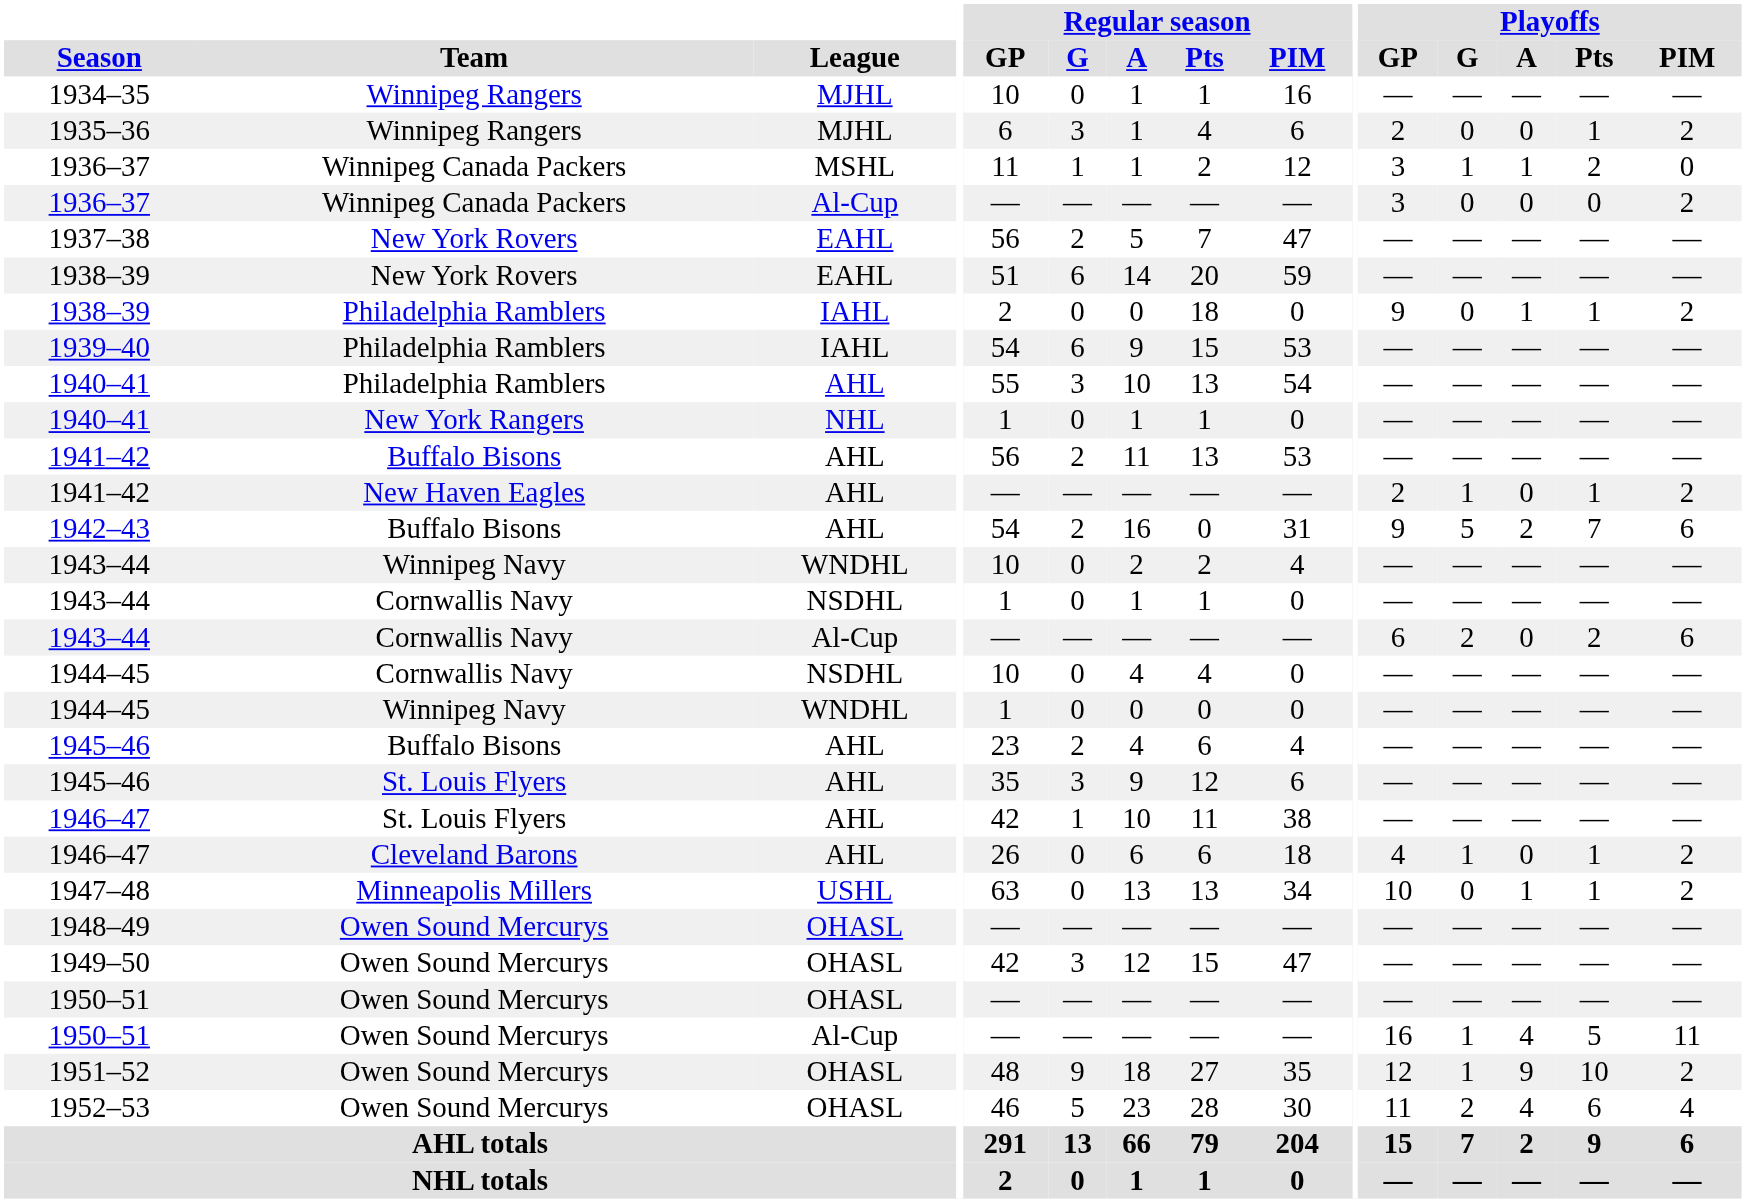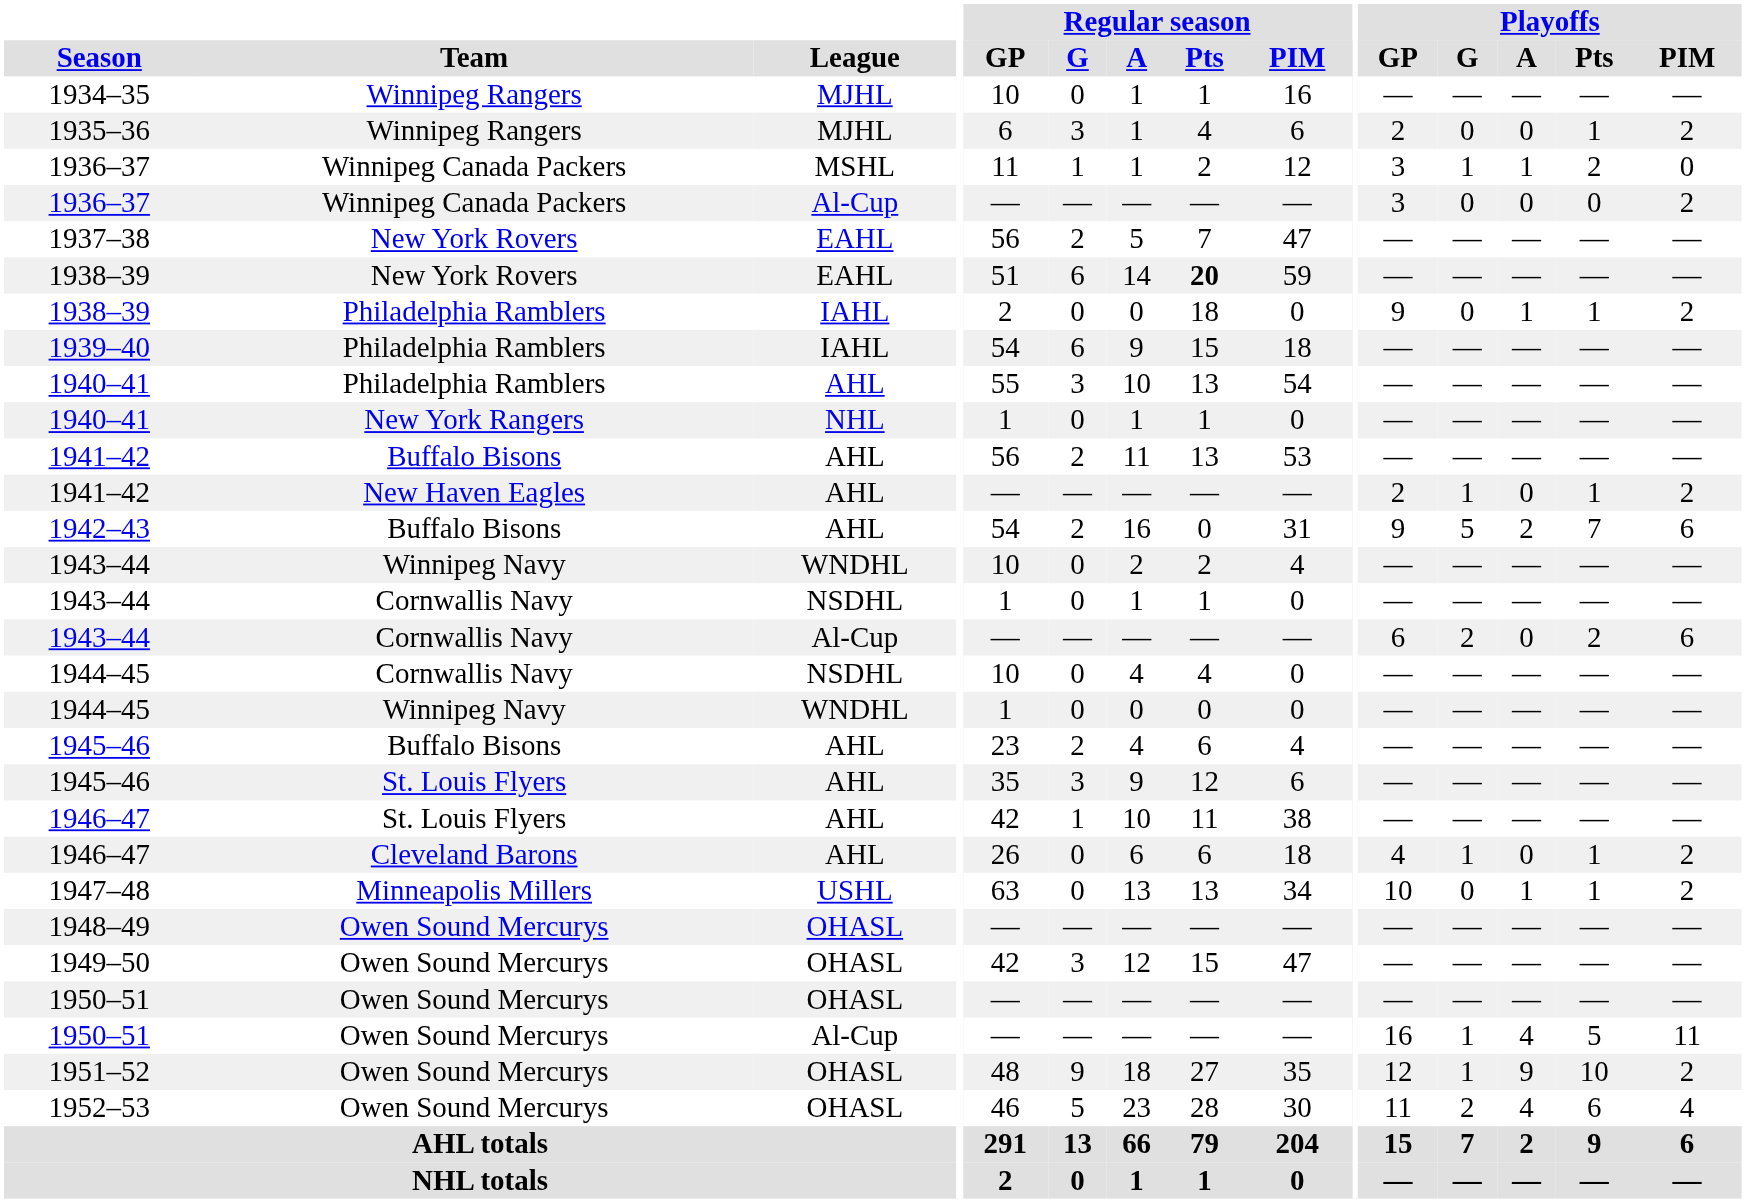(1205, 275) normal -> (1205, 275) bold
(1297, 347) 53 -> (1297, 347) 18
